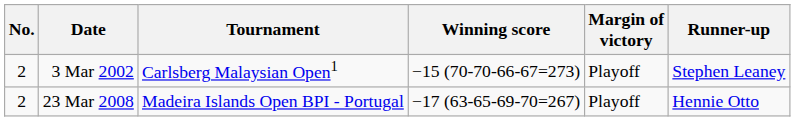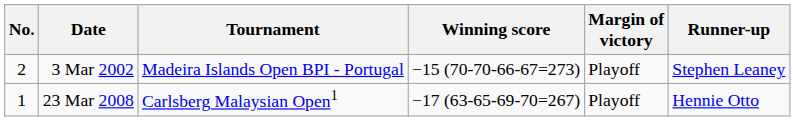(240, 70) Carlsberg Malaysian Open1 -> (273, 69) Madeira Islands Open BPI - Portugal
(22, 101) 2 -> (22, 100) 1
(273, 101) Madeira Islands Open BPI - Portugal -> (240, 100) Carlsberg Malaysian Open1
